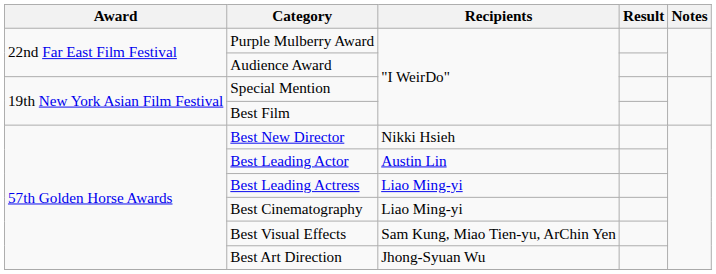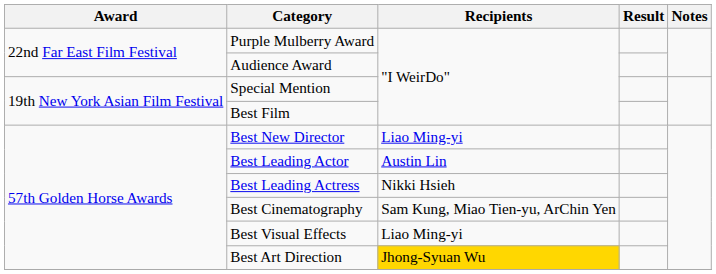(418, 137) Nikki Hsieh -> (422, 137) Liao Ming-yi
(422, 185) Liao Ming-yi -> (418, 185) Nikki Hsieh
(422, 209) Liao Ming-yi -> (499, 209) Sam Kung, Miao Tien-yu, ArChin Yen
(499, 233) Sam Kung, Miao Tien-yu, ArChin Yen -> (422, 233) Liao Ming-yi
(433, 257) no background -> (433, 257) gold background
